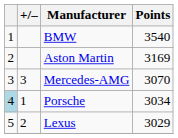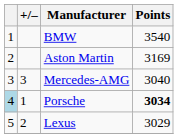(157, 80) 3070 -> (157, 80) 3040
(157, 101) normal -> (157, 101) bold
